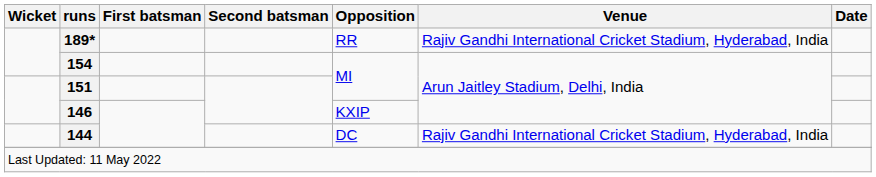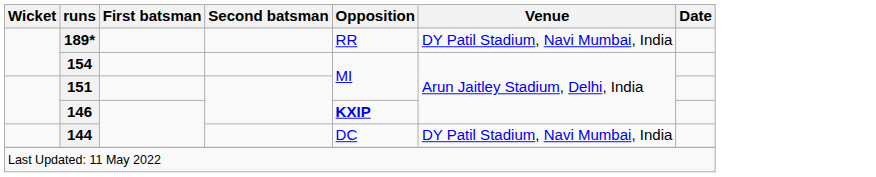(625, 40) Rajiv Gandhi International Cricket Stadium, Hyderabad, India -> (547, 40) DY Patil Stadium, Navi Mumbai, India
(353, 111) normal -> (353, 111) bold
(625, 135) Rajiv Gandhi International Cricket Stadium, Hyderabad, India -> (547, 135) DY Patil Stadium, Navi Mumbai, India
